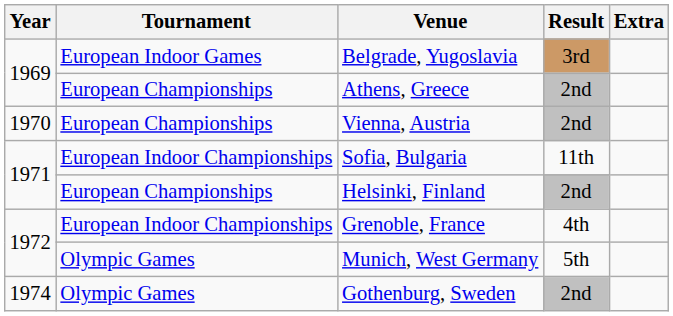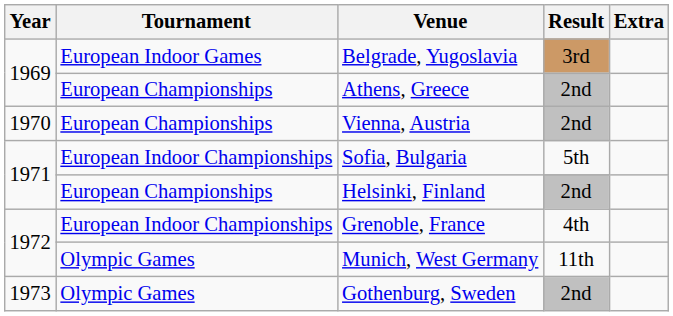(576, 157) 11th -> (576, 157) 5th
(576, 259) 5th -> (576, 259) 11th
(30, 293) 1974 -> (30, 293) 1973
